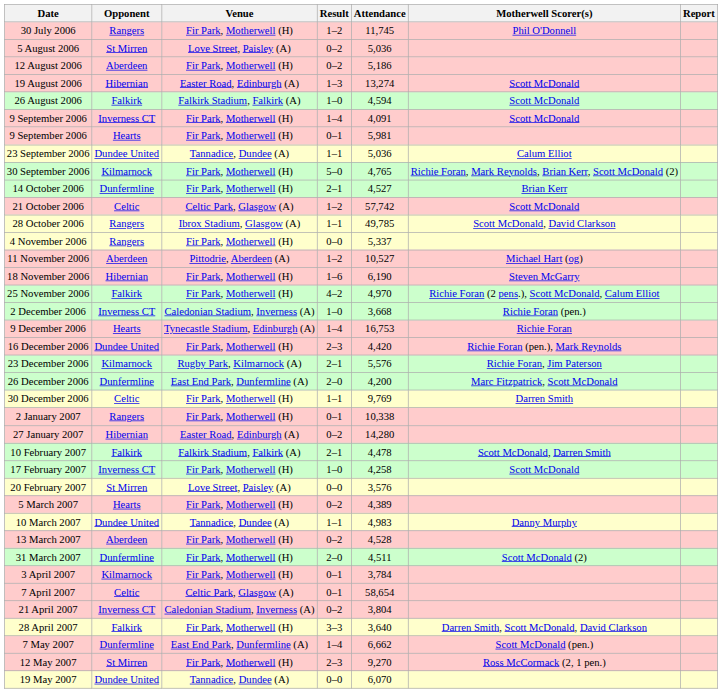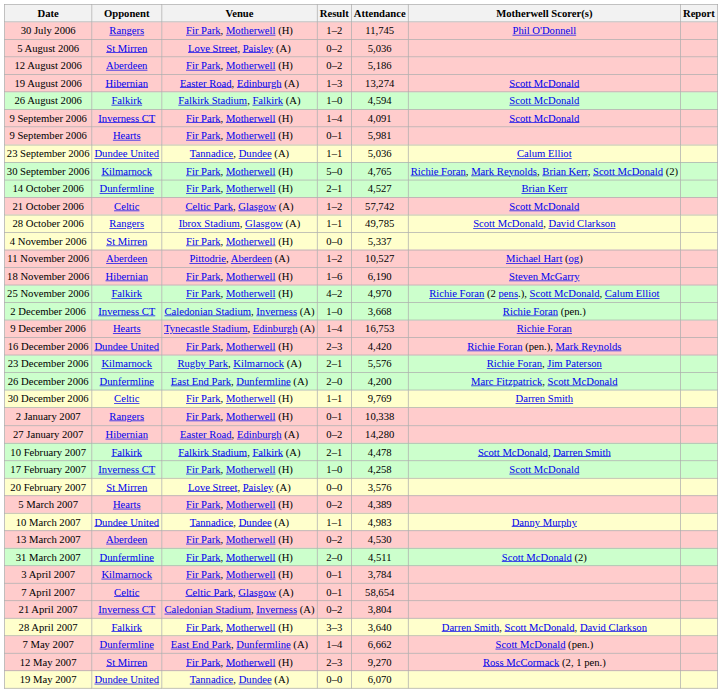(127, 241) Rangers -> (127, 241) St Mirren
(380, 539) 4,528 -> (380, 539) 4,530
